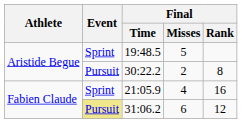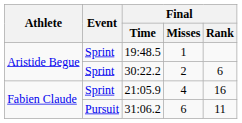(183, 52) 5 -> (183, 52) 1
(102, 71) Pursuit -> (100, 71) Sprint
(220, 71) 8 -> (220, 71) 6
(102, 109) khaki background -> (102, 109) no background
(220, 109) 12 -> (220, 109) 11
